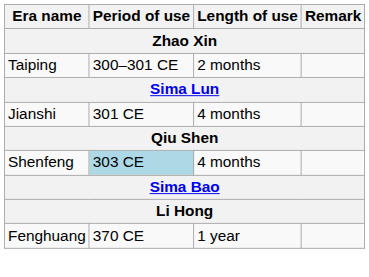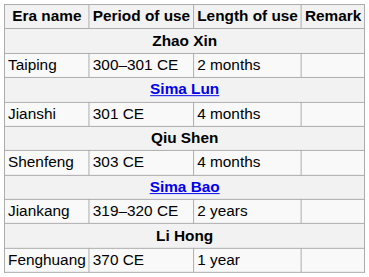(118, 162) lightblue background -> (118, 162) no background
+ row: (39, 211)
